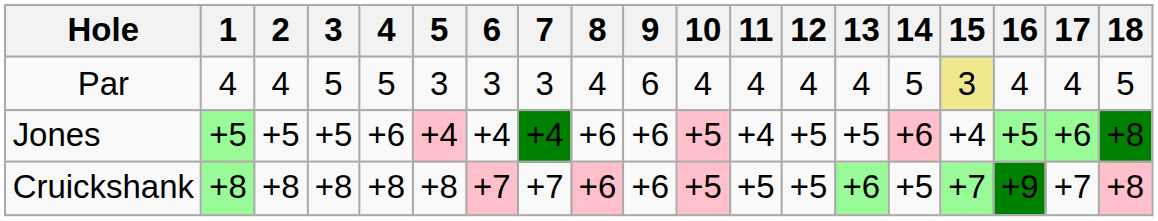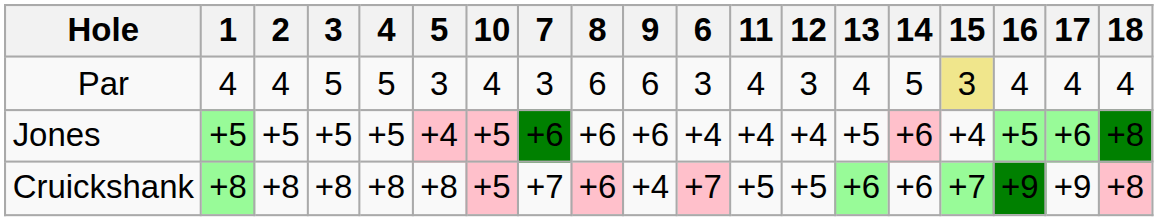columns swapped: (492, 30) <-> (703, 30)
(597, 82) 4 -> (597, 82) 6
(809, 82) 4 -> (809, 82) 3
(1125, 82) 5 -> (1125, 82) 4
(386, 135) +6 -> (386, 135) +5
(545, 135) +4 -> (545, 135) +6
(809, 135) +5 -> (809, 135) +4
(650, 187) +6 -> (650, 187) +4
(914, 187) +5 -> (914, 187) +6
(1073, 187) +7 -> (1073, 187) +9
